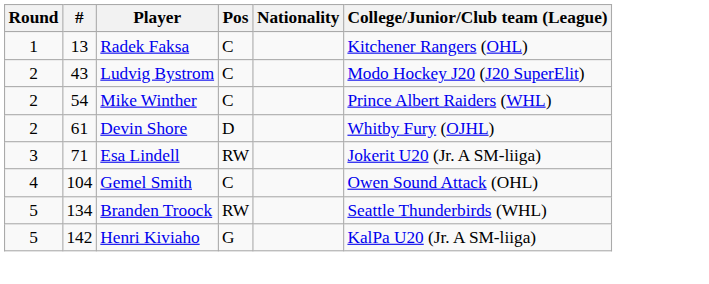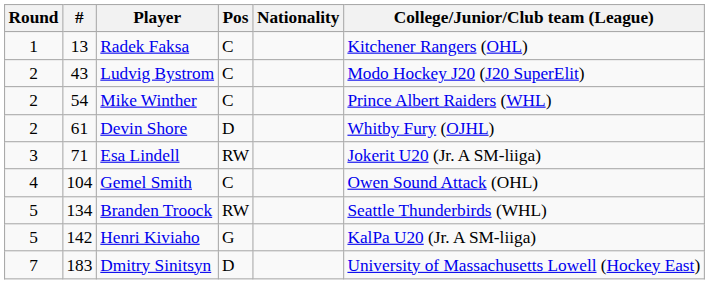+ row: (156, 264)
